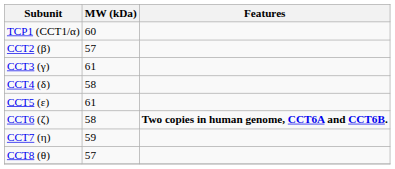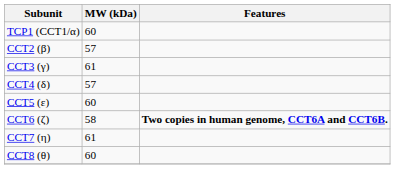(90, 84) 58 -> (90, 84) 57
(90, 102) 61 -> (90, 102) 60
(90, 137) 59 -> (90, 137) 61
(90, 155) 57 -> (90, 155) 60
